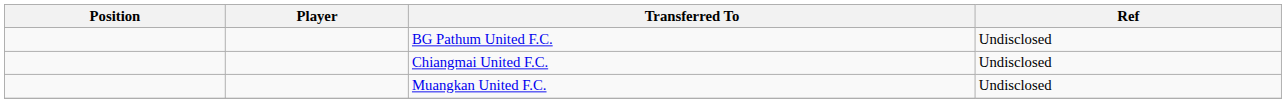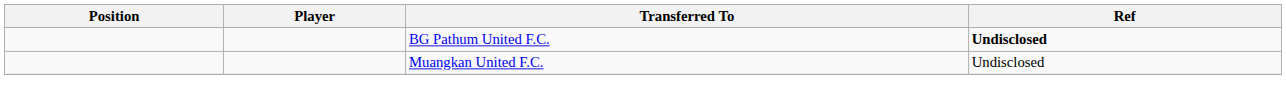(1015, 39) normal -> (1009, 39) bold
- row: (480, 62)
